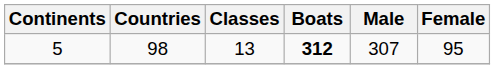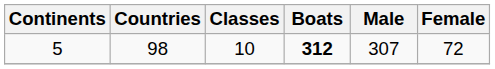(245, 48) 13 -> (245, 48) 10
(453, 48) 95 -> (453, 48) 72
